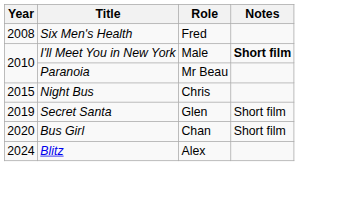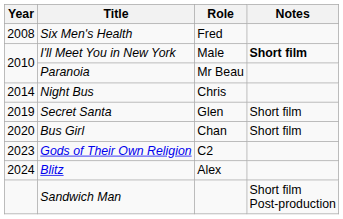(21, 92) 2015 -> (21, 92) 2014
+ row: (116, 151)
+ row: (81, 197)
